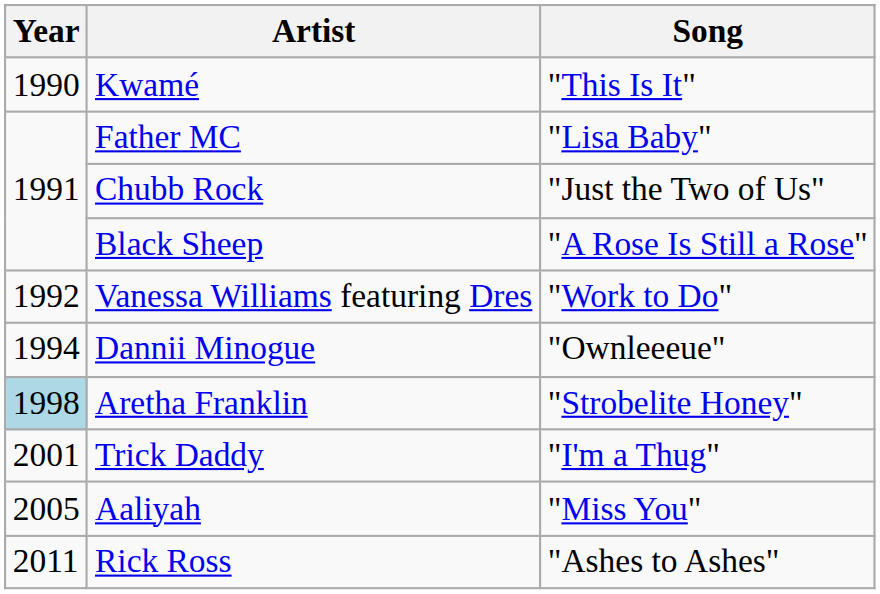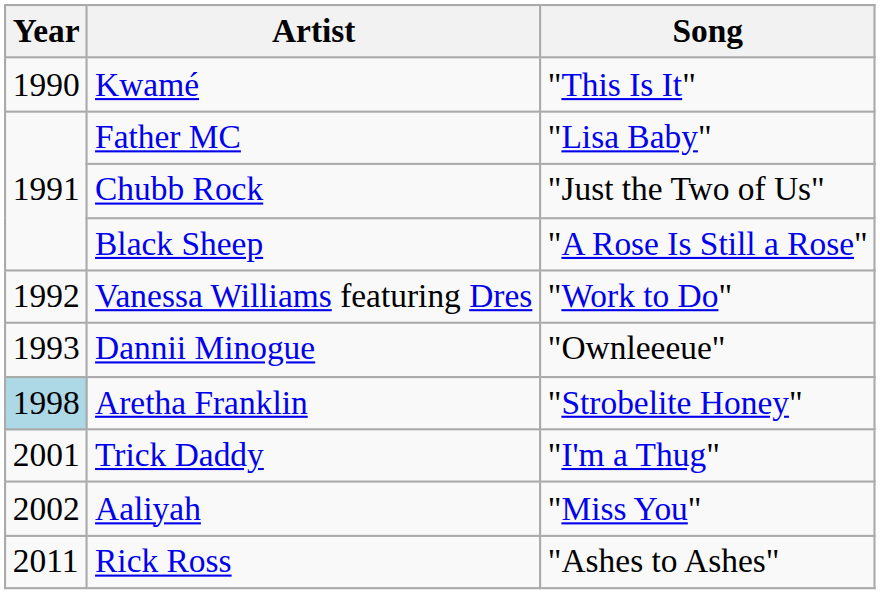(46, 349) 1994 -> (46, 349) 1993
(46, 508) 2005 -> (46, 508) 2002
